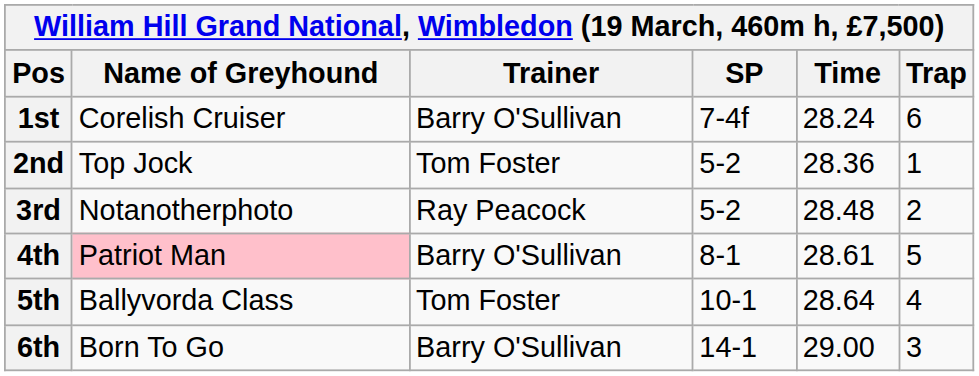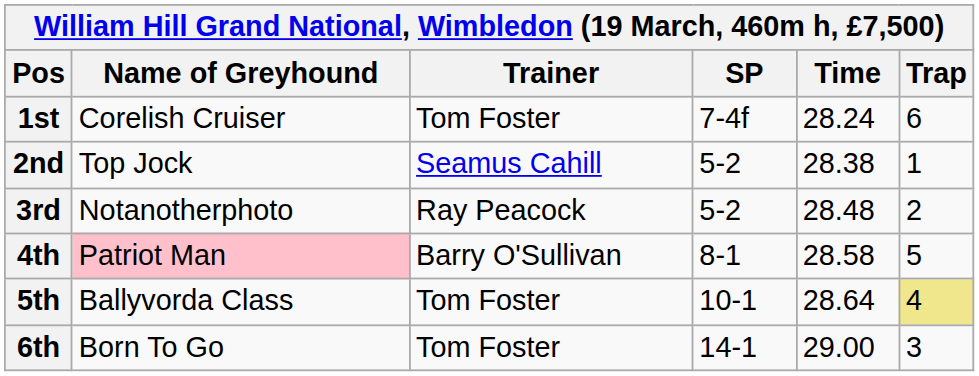(519, 118) Barry O'Sullivan -> (488, 118) Tom Foster
(488, 164) Tom Foster -> (509, 164) Seamus Cahill
(839, 164) 28.36 -> (839, 164) 28.38
(839, 255) 28.61 -> (839, 255) 28.58
(914, 301) no background -> (914, 301) khaki background
(519, 347) Barry O'Sullivan -> (488, 347) Tom Foster
